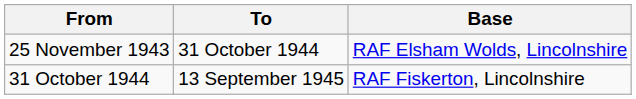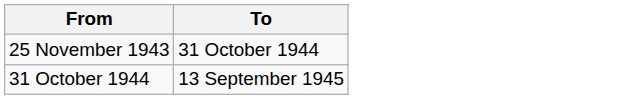- column: (490, 19)
